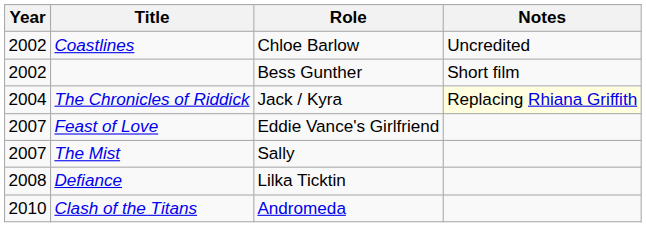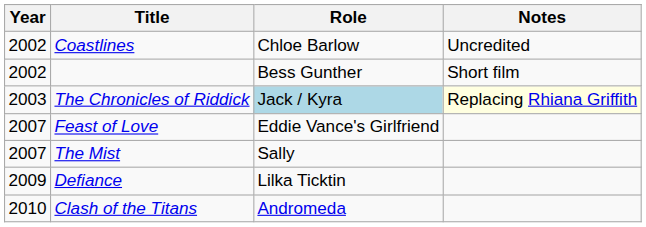(28, 99) 2004 -> (28, 99) 2003
(300, 99) no background -> (300, 99) lightblue background
(28, 180) 2008 -> (28, 180) 2009
